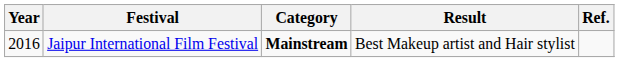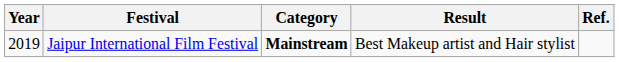(24, 43) 2016 -> (24, 43) 2019
